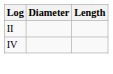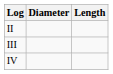+ row: (12, 45)
